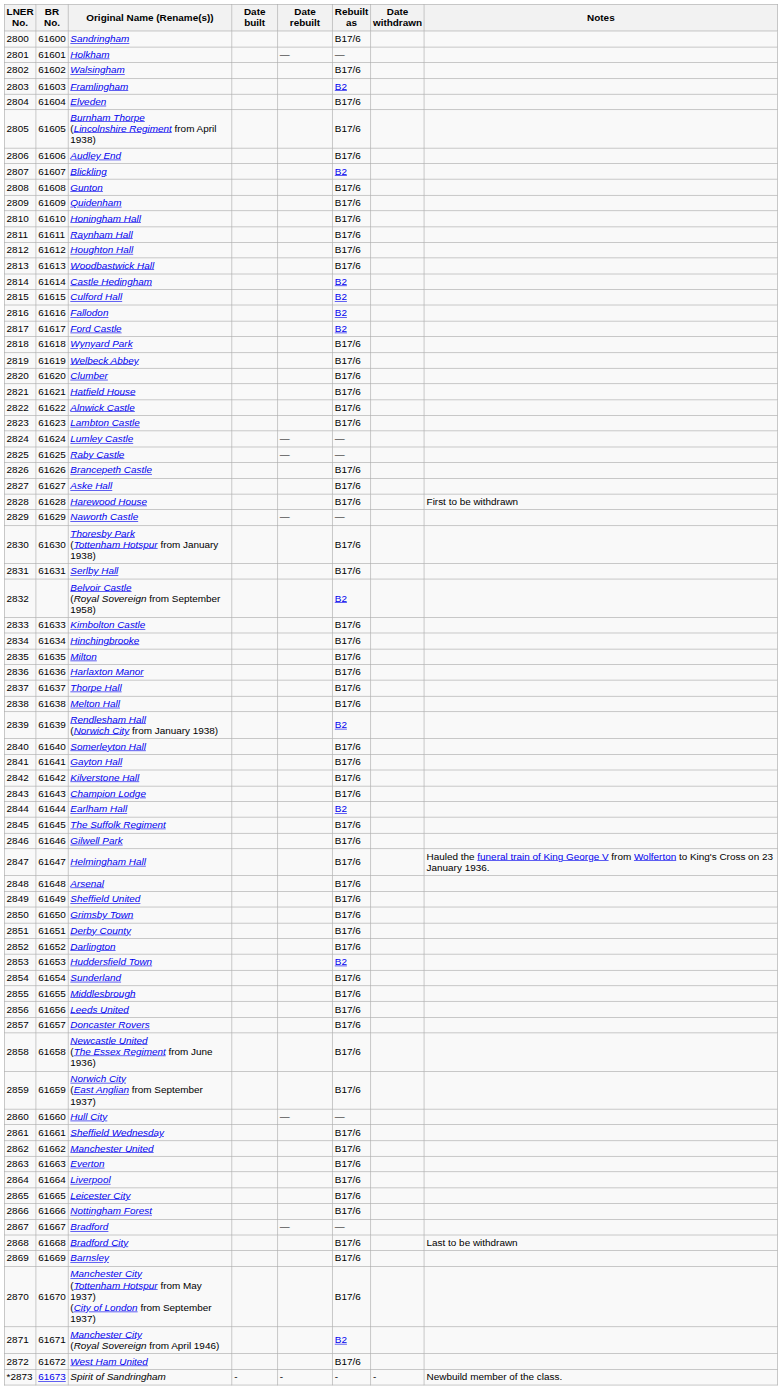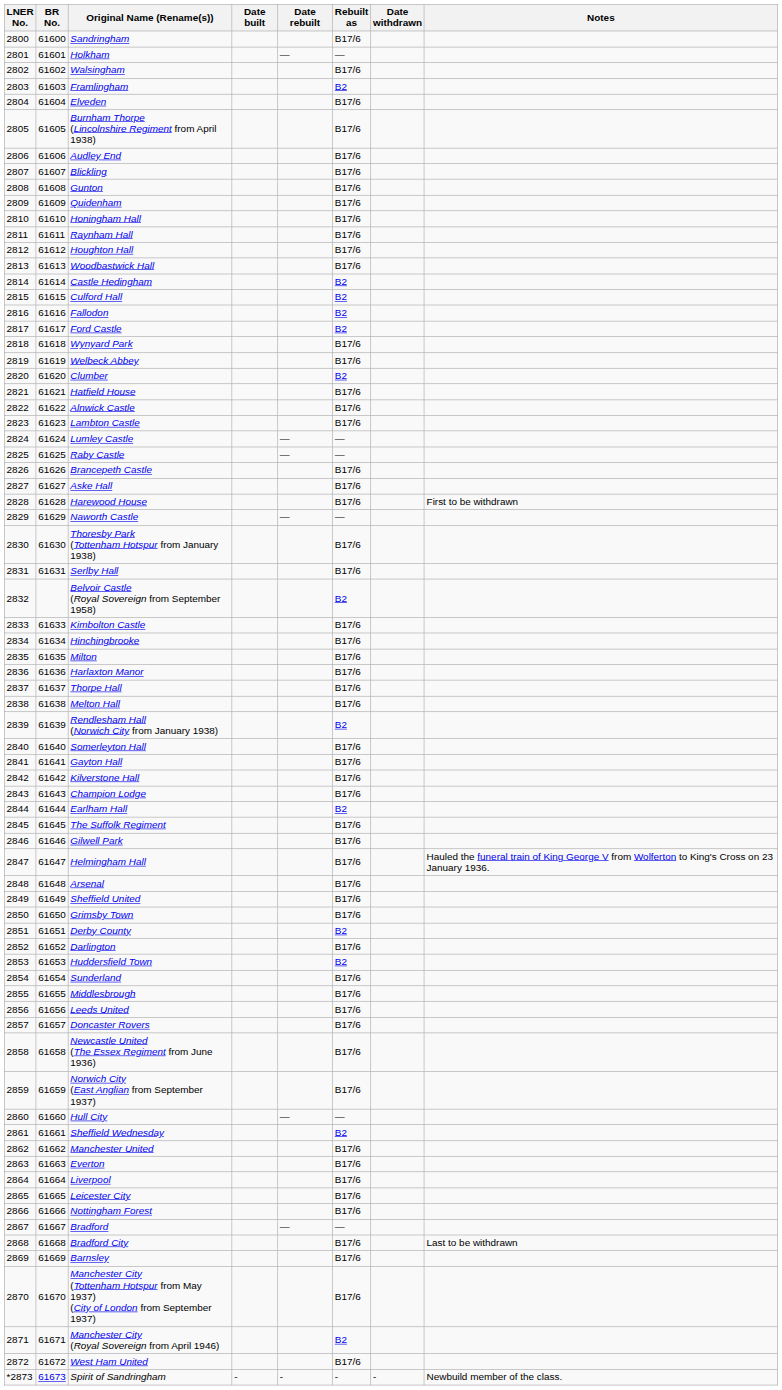(341, 171) B2 -> (348, 171) B17/6
(348, 376) B17/6 -> (341, 376) B2
(348, 930) B17/6 -> (341, 930) B2
(348, 1132) B17/6 -> (341, 1132) B2
